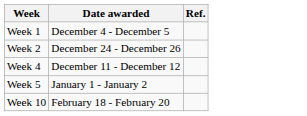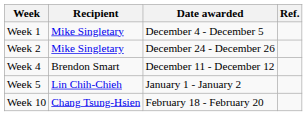+ column: (96, 13)
